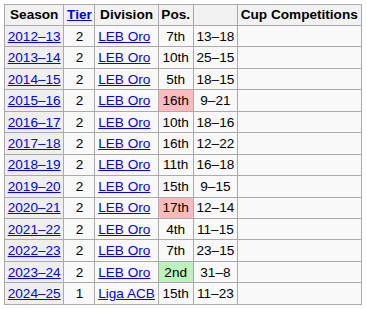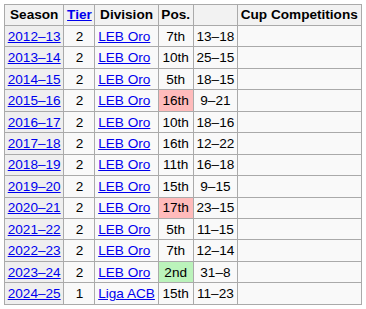(215, 208) 12–14 -> (215, 208) 23–15
(176, 229) 4th -> (176, 229) 5th
(215, 251) 23–15 -> (215, 251) 12–14
